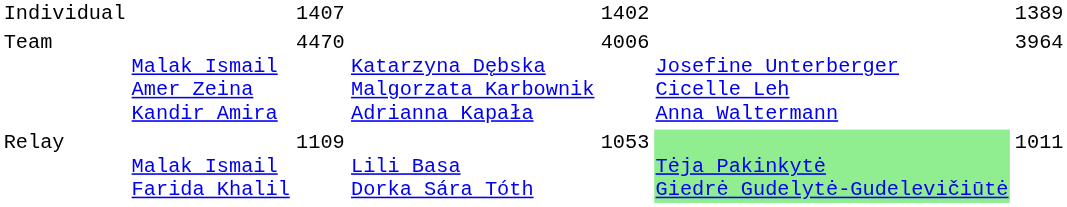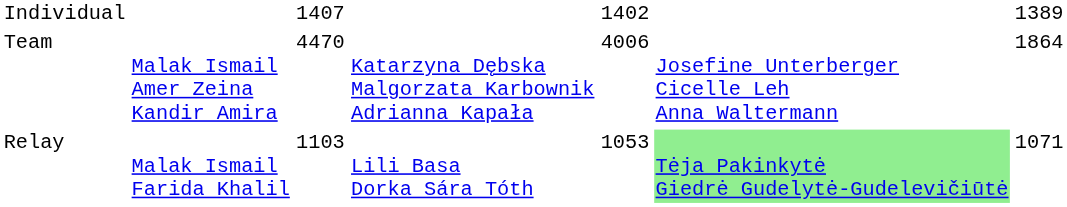(1039, 43) 3964 -> (1039, 43) 1864
(320, 143) 1109 -> (320, 143) 1103
(1039, 143) 1011 -> (1039, 143) 1071
